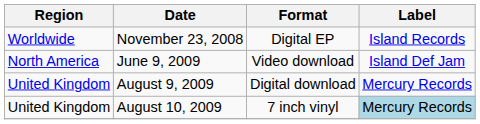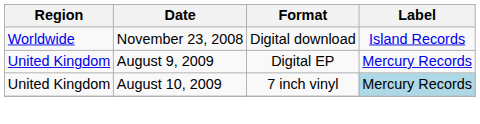(303, 38) Digital EP -> (303, 38) Digital download
- row: (159, 61)
(303, 84) Digital download -> (303, 61) Digital EP
